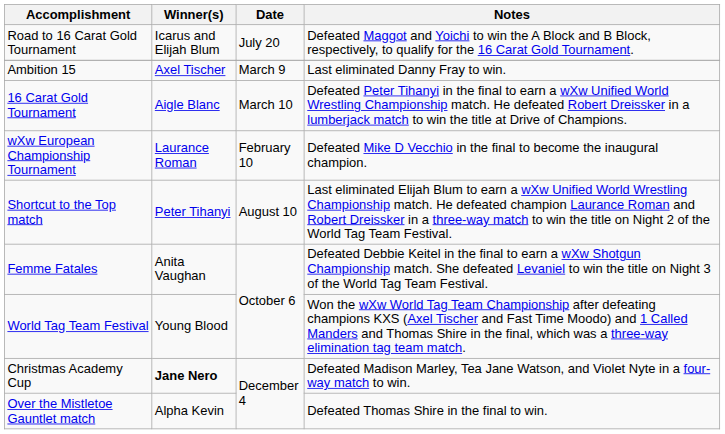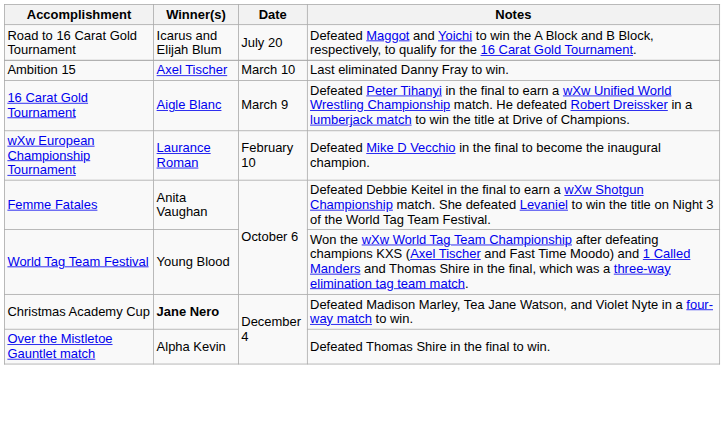(262, 70) March 9 -> (268, 70) March 10
(266, 105) March 10 -> (265, 105) March 9
- row: (62, 212)
